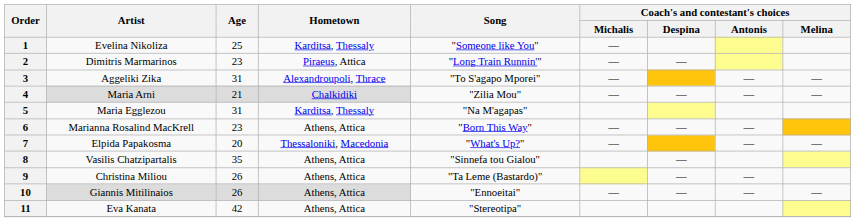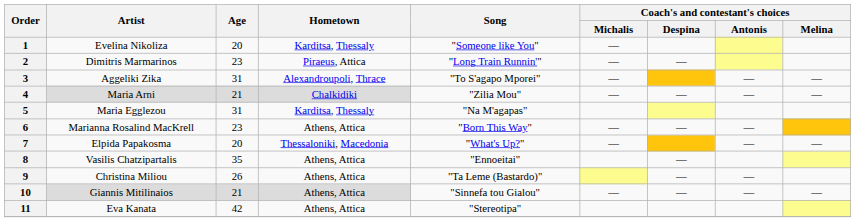(237, 45) 25 -> (237, 45) 20
(495, 159) "Sinnefa tou Gialou" -> (495, 159) "Ennoeitai"
(237, 192) 26 -> (237, 192) 21
(495, 192) "Ennoeitai" -> (495, 192) "Sinnefa tou Gialou"
